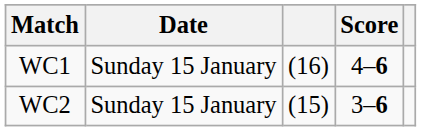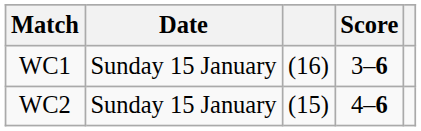(369, 65) 4–6 -> (369, 65) 3–6
(369, 105) 3–6 -> (369, 105) 4–6
